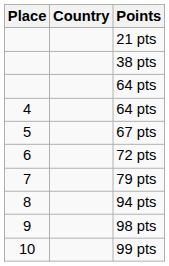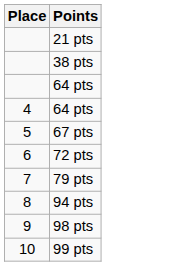- column: (81, 16)
